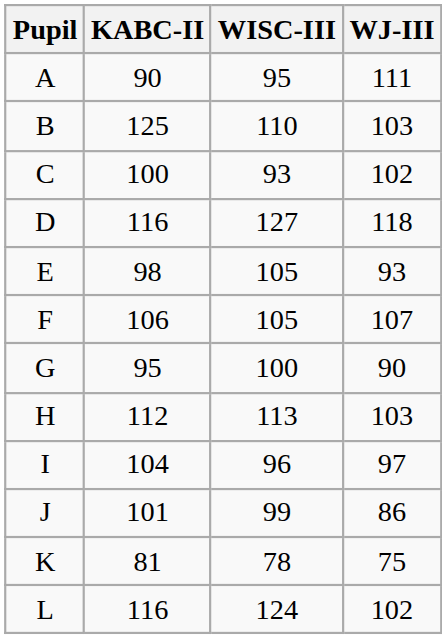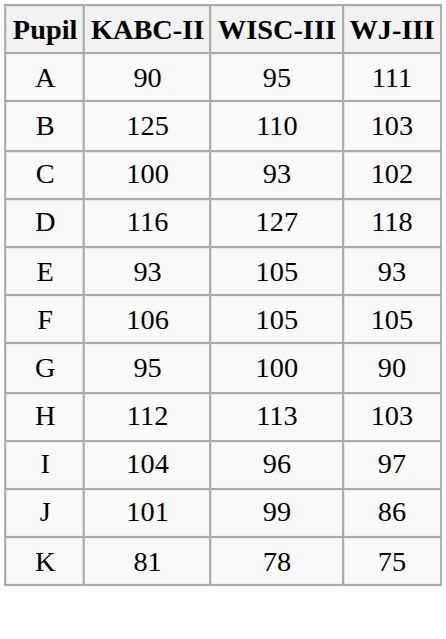(148, 270) 98 -> (148, 270) 93
(392, 318) 107 -> (392, 318) 105
- row: (45, 609)
